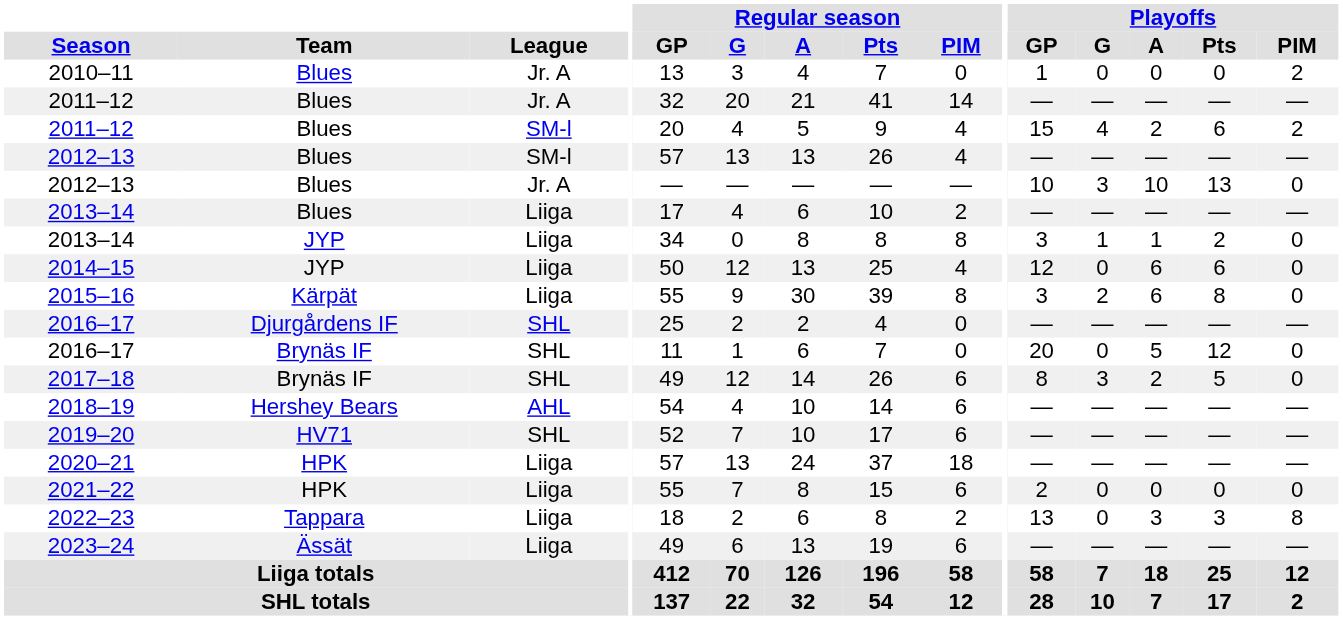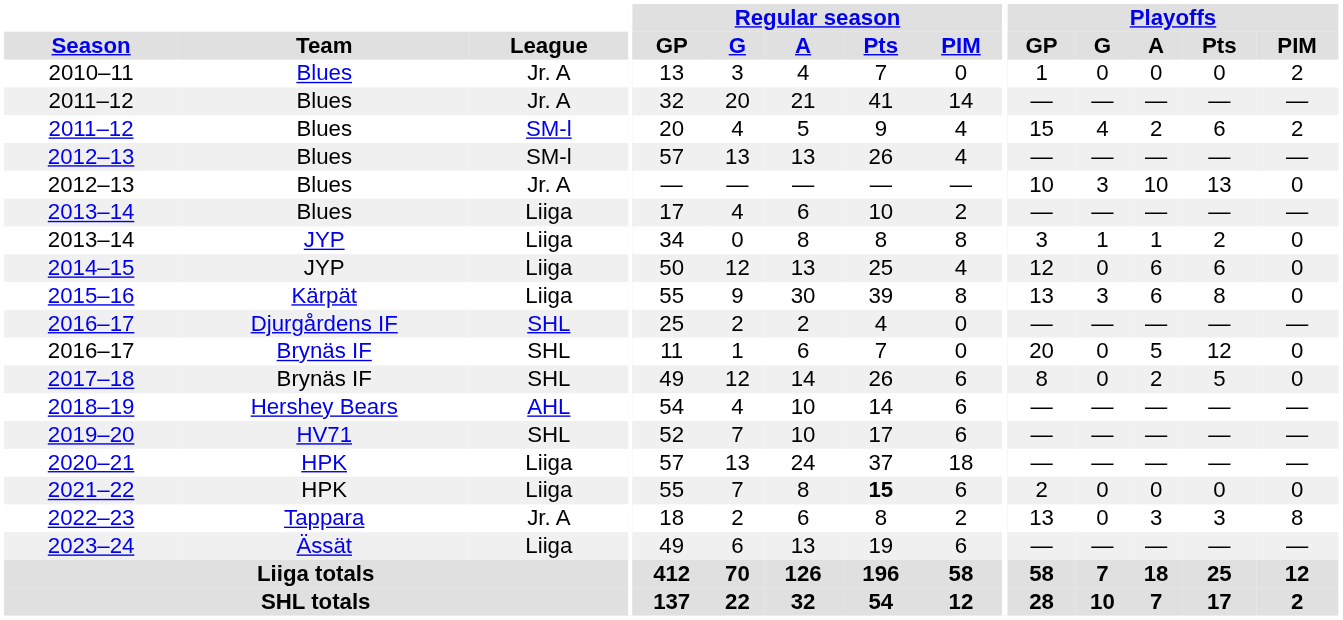(1042, 295) 3 -> (1042, 295) 13
(1102, 295) 2 -> (1102, 295) 3
(1102, 379) 3 -> (1102, 379) 0
(881, 490) normal -> (881, 490) bold
(549, 518) Liiga -> (549, 518) Jr. A
